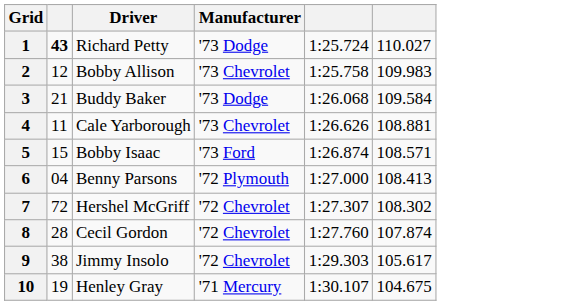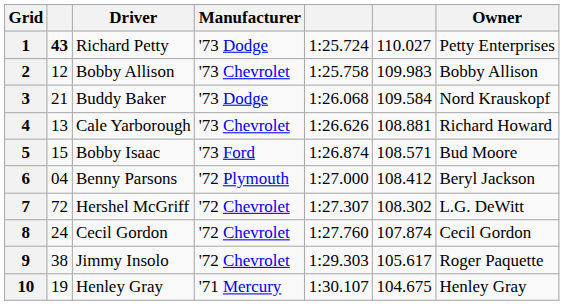+ column: (497, 17)
(59, 125) 11 -> (60, 125) 13
(404, 179) 108.413 -> (404, 179) 108.412
(60, 233) 28 -> (60, 233) 24
